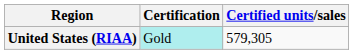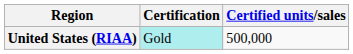(249, 37) 579,305 -> (249, 37) 500,000
